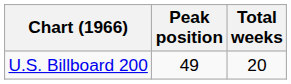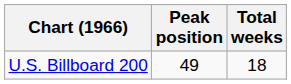(257, 65) 20 -> (257, 65) 18
